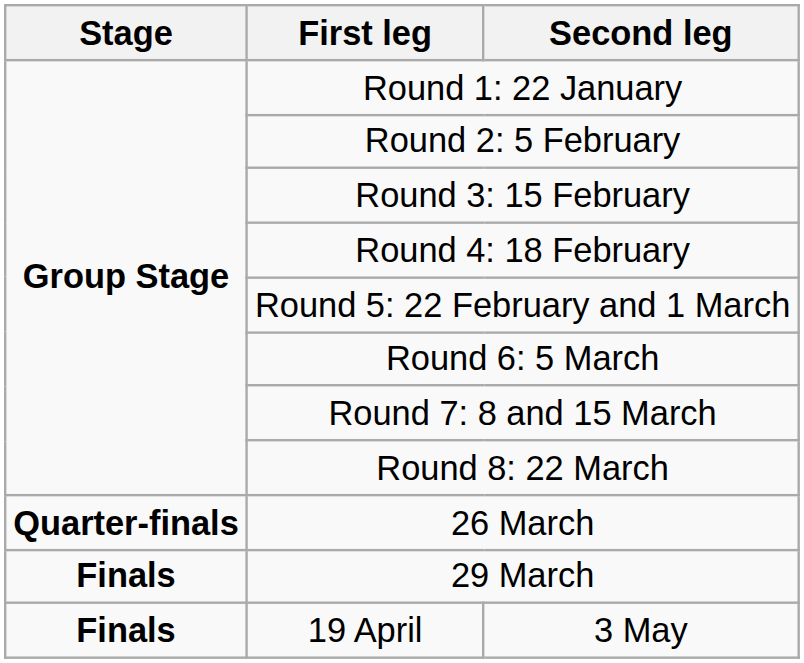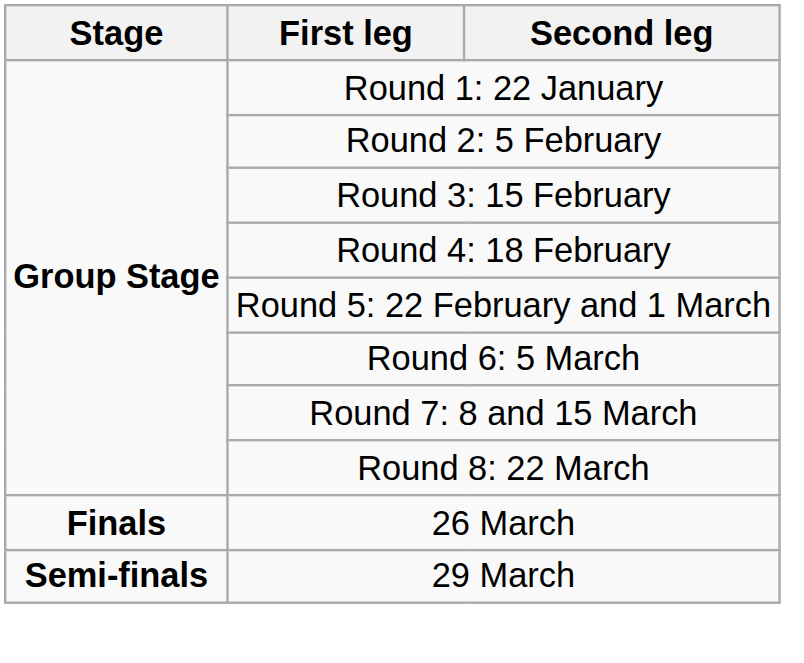(126, 522) Quarter-finals -> (116, 522) Finals
(126, 576) Finals -> (116, 576) Semi-finals
- row: (365, 631)
